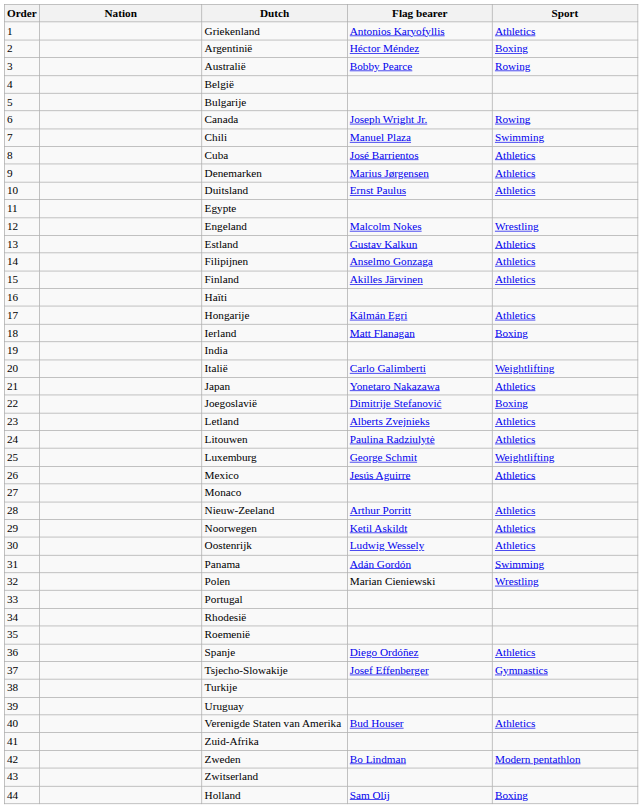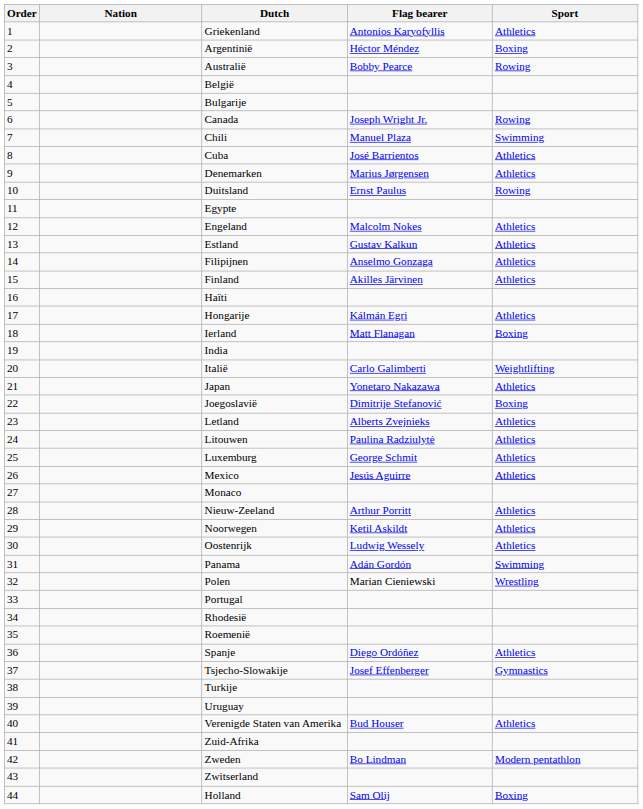(515, 191) Athletics -> (513, 191) Rowing
(517, 226) Wrestling -> (515, 226) Athletics
(525, 457) Weightlifting -> (515, 457) Athletics
